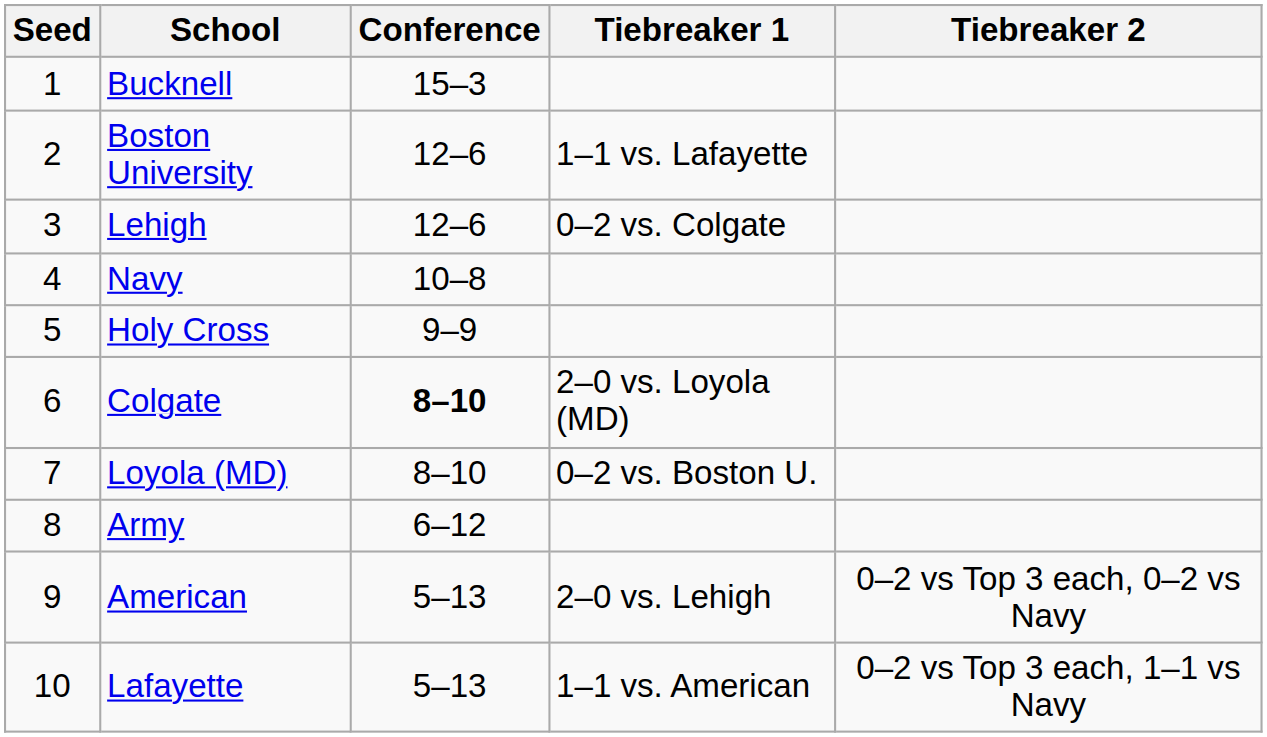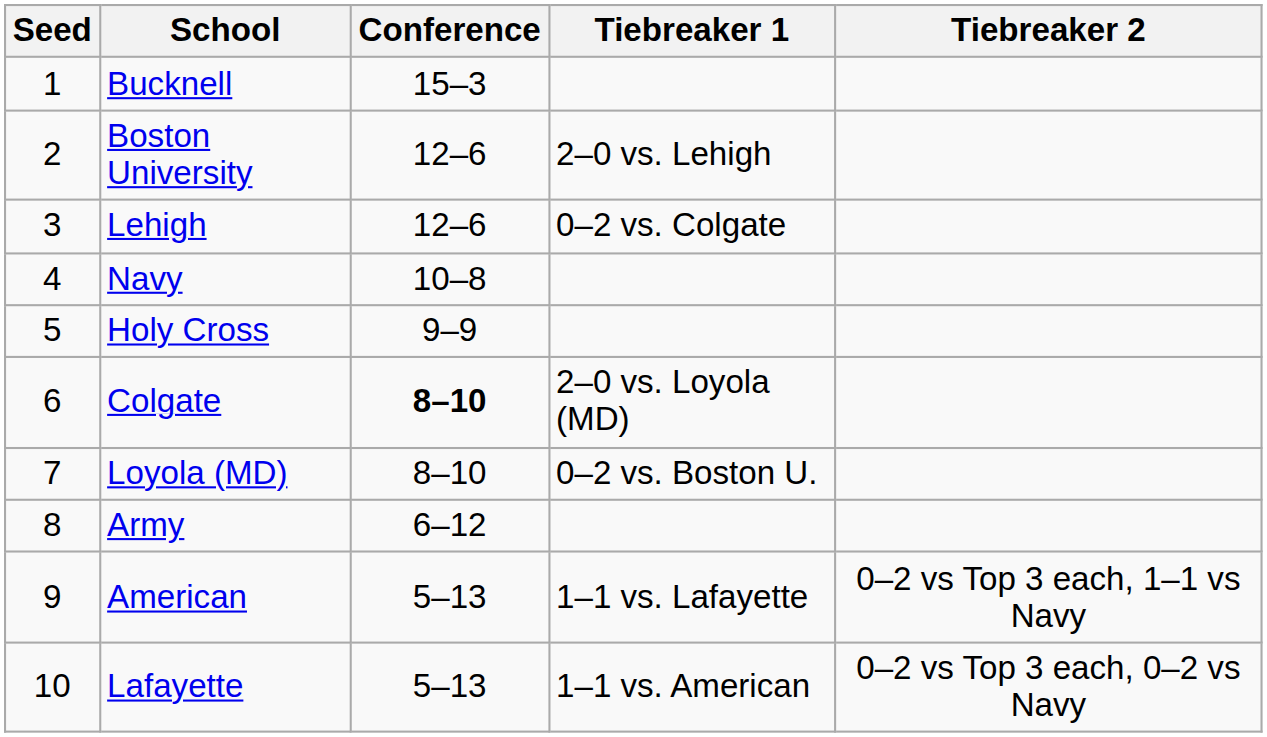(682, 154) 1–1 vs. Lafayette -> (664, 154) 2–0 vs. Lehigh
(664, 596) 2–0 vs. Lehigh -> (682, 596) 1–1 vs. Lafayette
(1048, 596) 0–2 vs Top 3 each, 0–2 vs Navy -> (1048, 596) 0–2 vs Top 3 each, 1–1 vs Navy
(1048, 686) 0–2 vs Top 3 each, 1–1 vs Navy -> (1048, 686) 0–2 vs Top 3 each, 0–2 vs Navy
